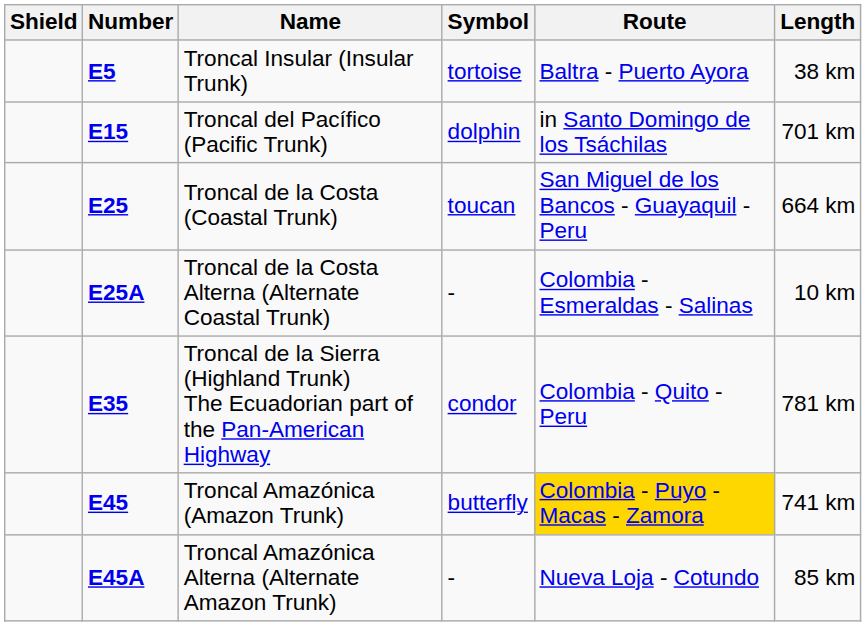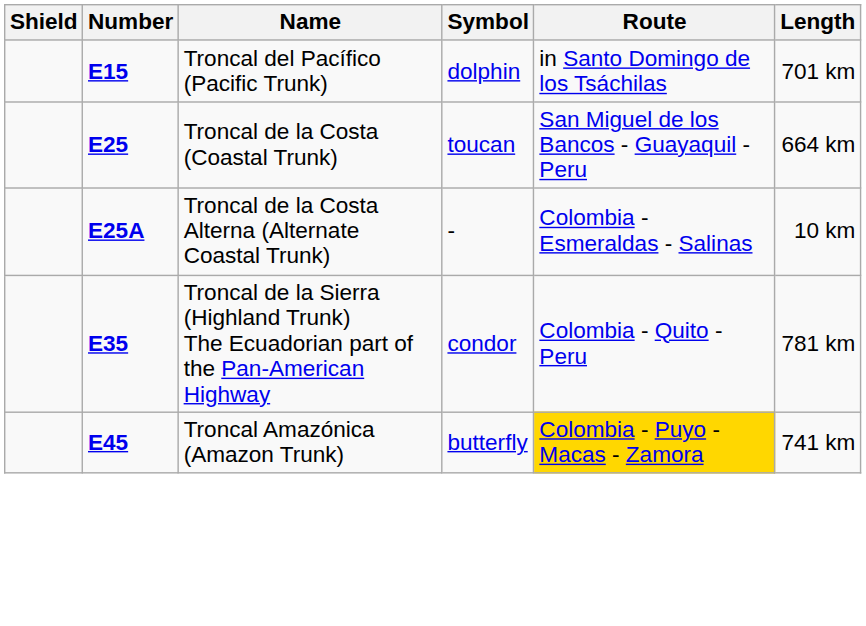- row: (299, 70)
- row: (279, 577)
